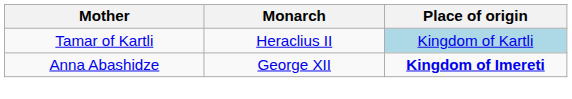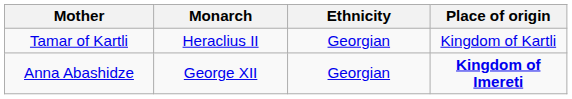+ column: (359, 16)
(475, 40) lightblue background -> (498, 40) no background
